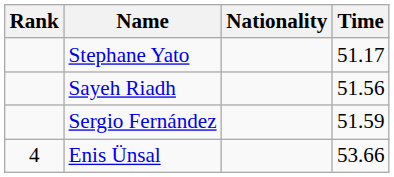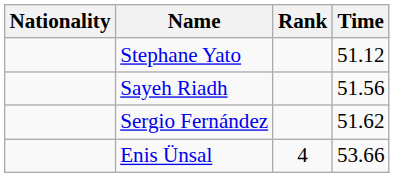columns swapped: (34, 21) <-> (277, 21)
(361, 54) 51.17 -> (361, 54) 51.12
(361, 121) 51.59 -> (361, 121) 51.62
